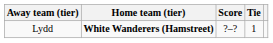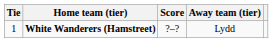columns swapped: (254, 12) <-> (43, 12)
